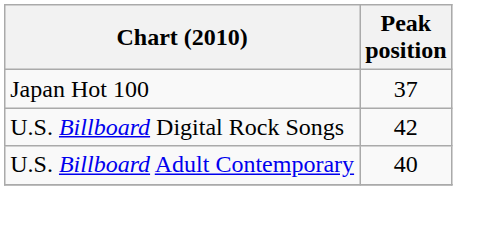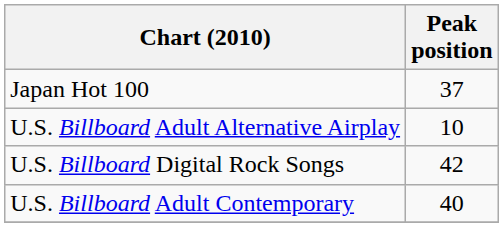+ row: (205, 126)
